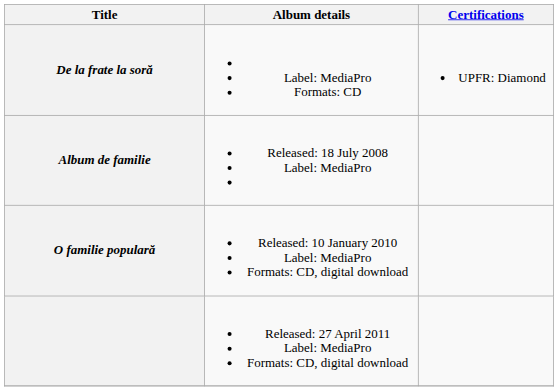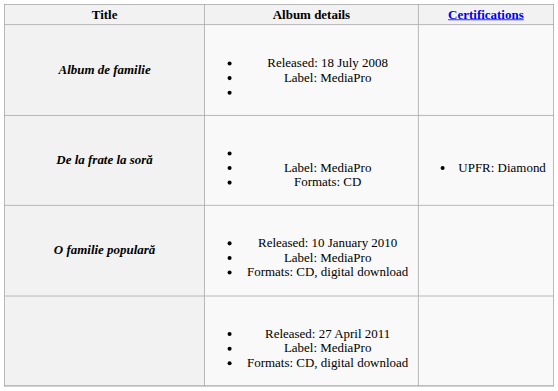rows swapped: (105, 70) <-> (105, 160)
